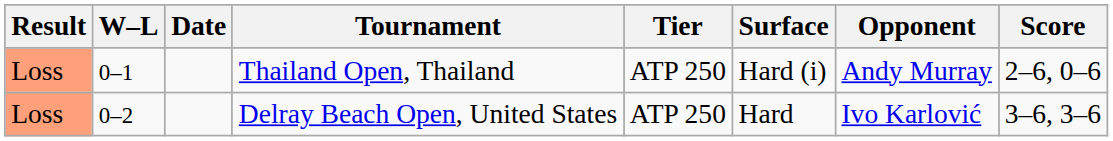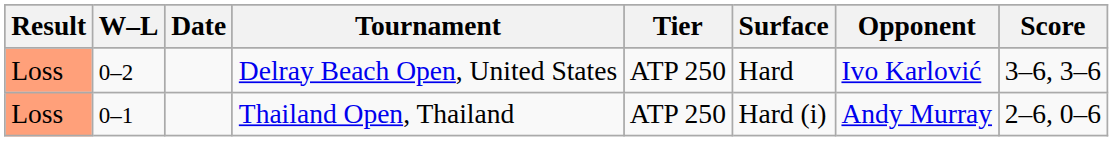rows swapped: (377, 69) <-> (428, 113)
